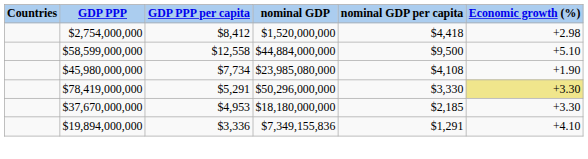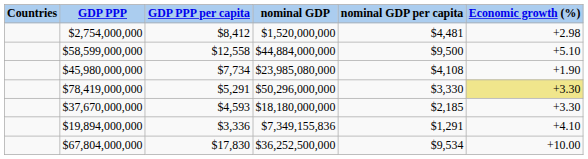(447, 32) $4,418 -> (447, 32) $4,481
(234, 107) $4,953 -> (234, 107) $4,593
+ row: (103, 145)
